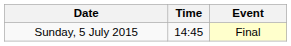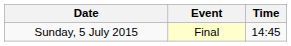columns swapped: (189, 13) <-> (248, 13)
